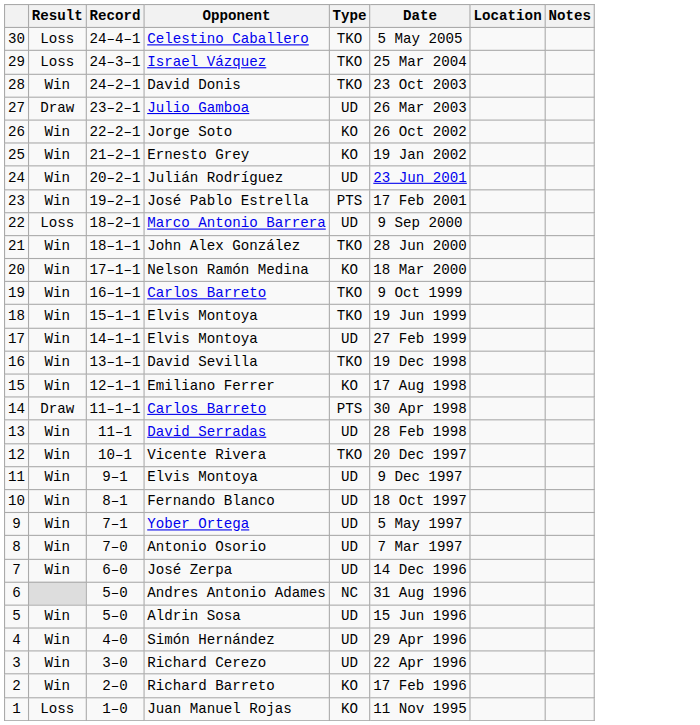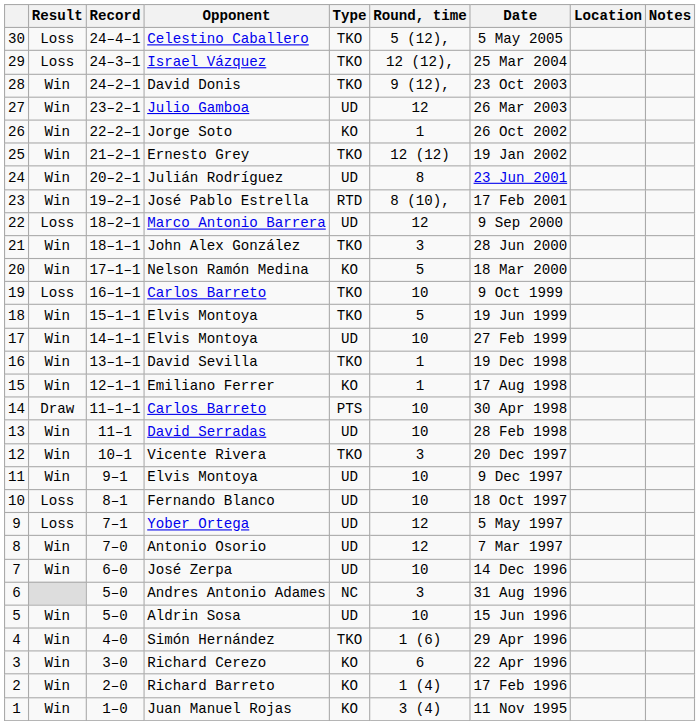+ column: (420, 16)
(57, 108) Draw -> (57, 108) Win
(350, 155) KO -> (350, 155) TKO
(350, 201) PTS -> (350, 201) RTD
(57, 293) Win -> (57, 293) Loss
(57, 501) Win -> (57, 501) Loss
(57, 524) Win -> (57, 524) Loss
(350, 640) UD -> (350, 640) TKO
(350, 663) UD -> (350, 663) KO
(57, 709) Loss -> (57, 709) Win
